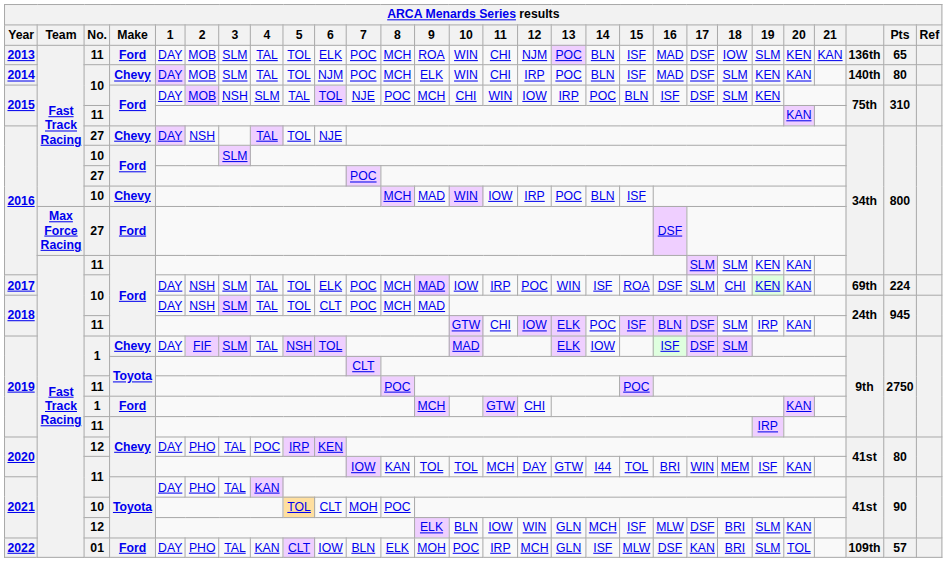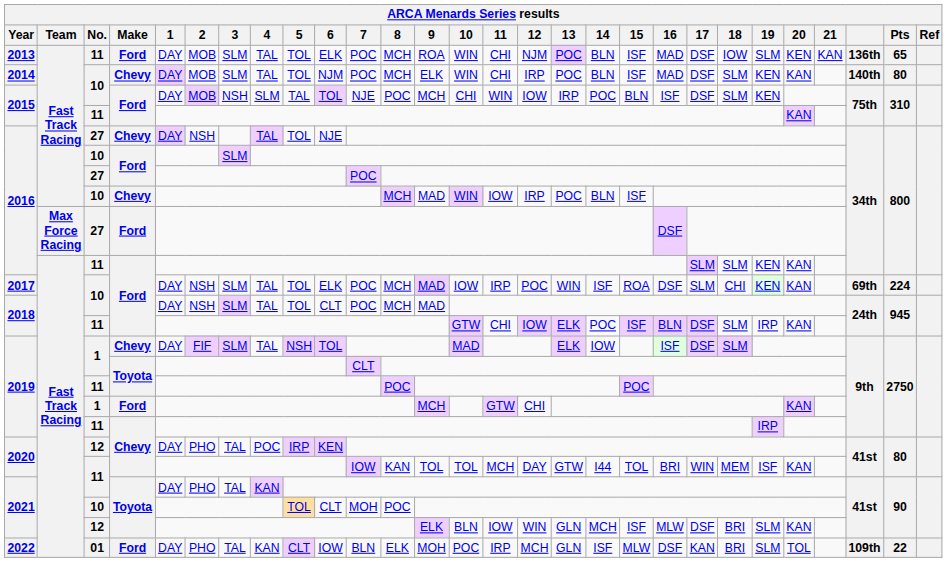(900, 548) 57 -> (900, 548) 22
